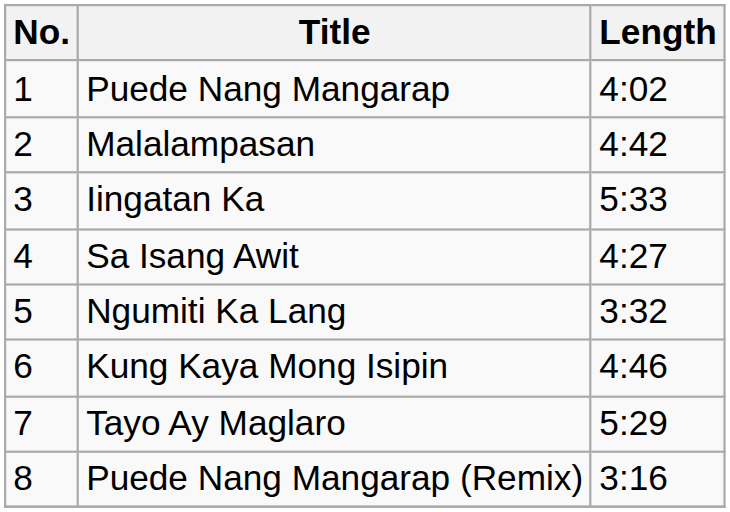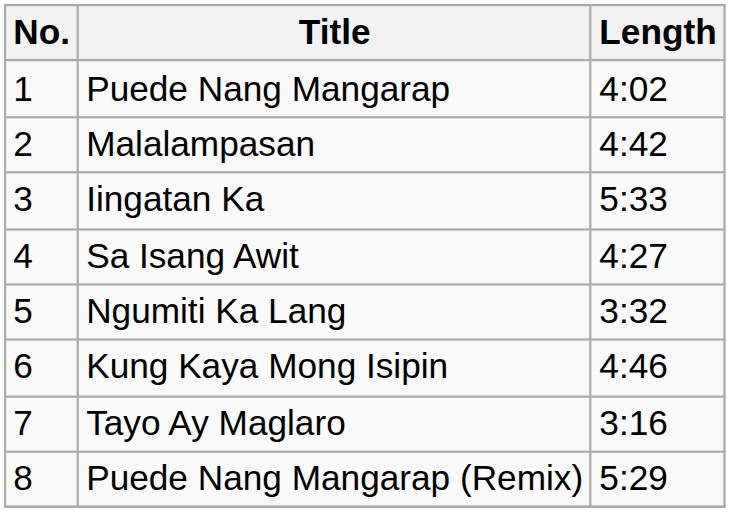(634, 423) 5:29 -> (634, 423) 3:16
(634, 479) 3:16 -> (634, 479) 5:29
